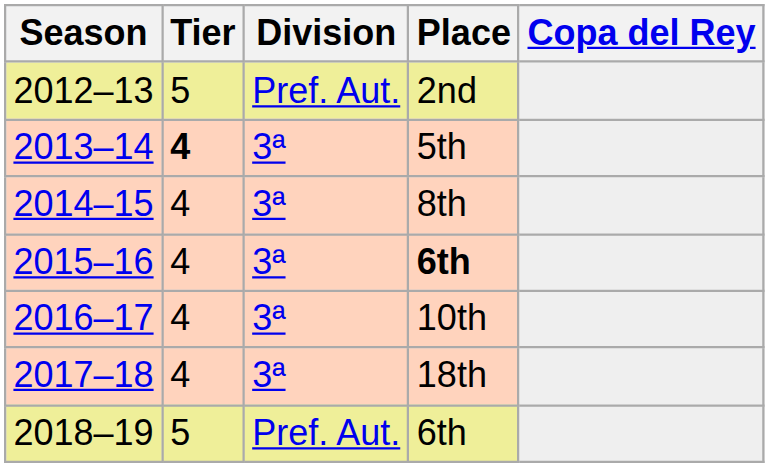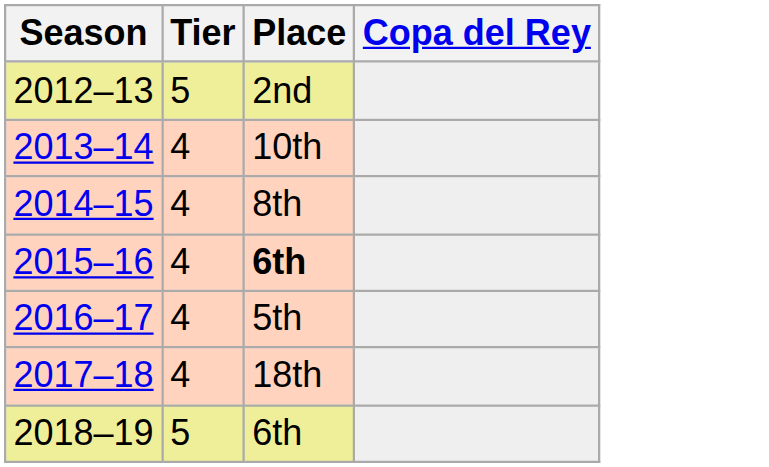- column: (326, 33)
(180, 147) bold -> (180, 147) normal
(442, 147) 5th -> (287, 147) 10th
(452, 318) 10th -> (277, 318) 5th
